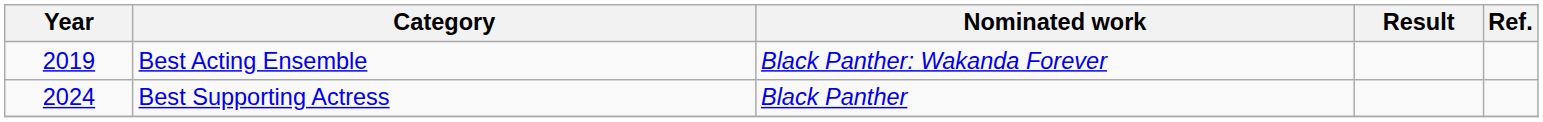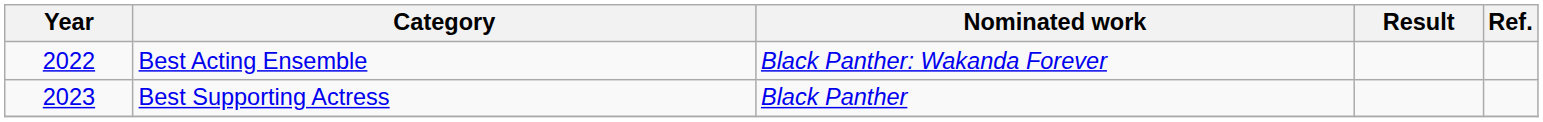(69, 60) 2019 -> (69, 60) 2022
(69, 97) 2024 -> (69, 97) 2023
